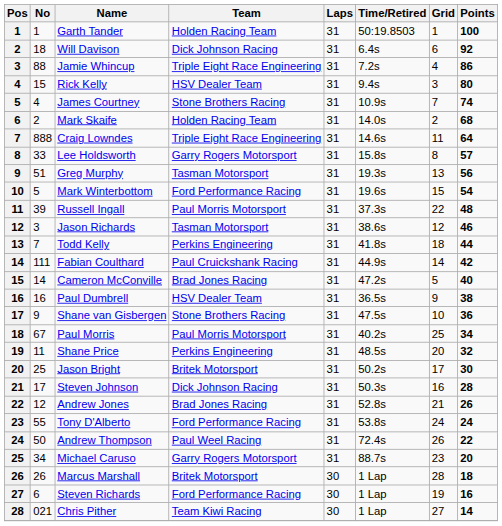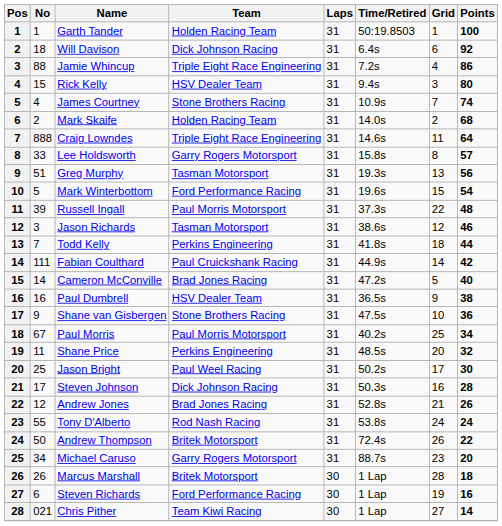(215, 369) Britek Motorsport -> (217, 369) Paul Weel Racing
(236, 422) Ford Performance Racing -> (216, 422) Rod Nash Racing
(217, 440) Paul Weel Racing -> (215, 440) Britek Motorsport
